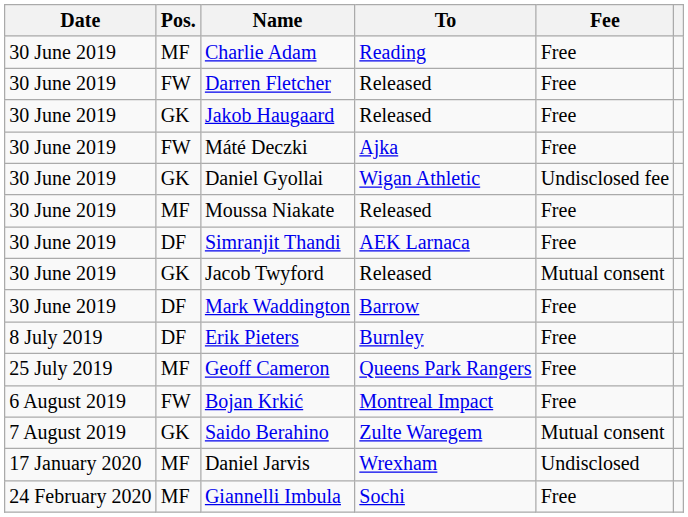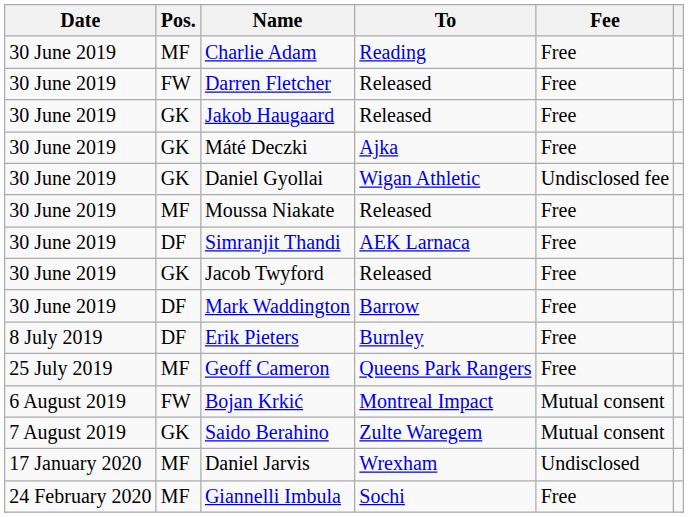(176, 147) FW -> (175, 147) GK
(603, 274) Mutual consent -> (559, 274) Free
(559, 400) Free -> (603, 400) Mutual consent
